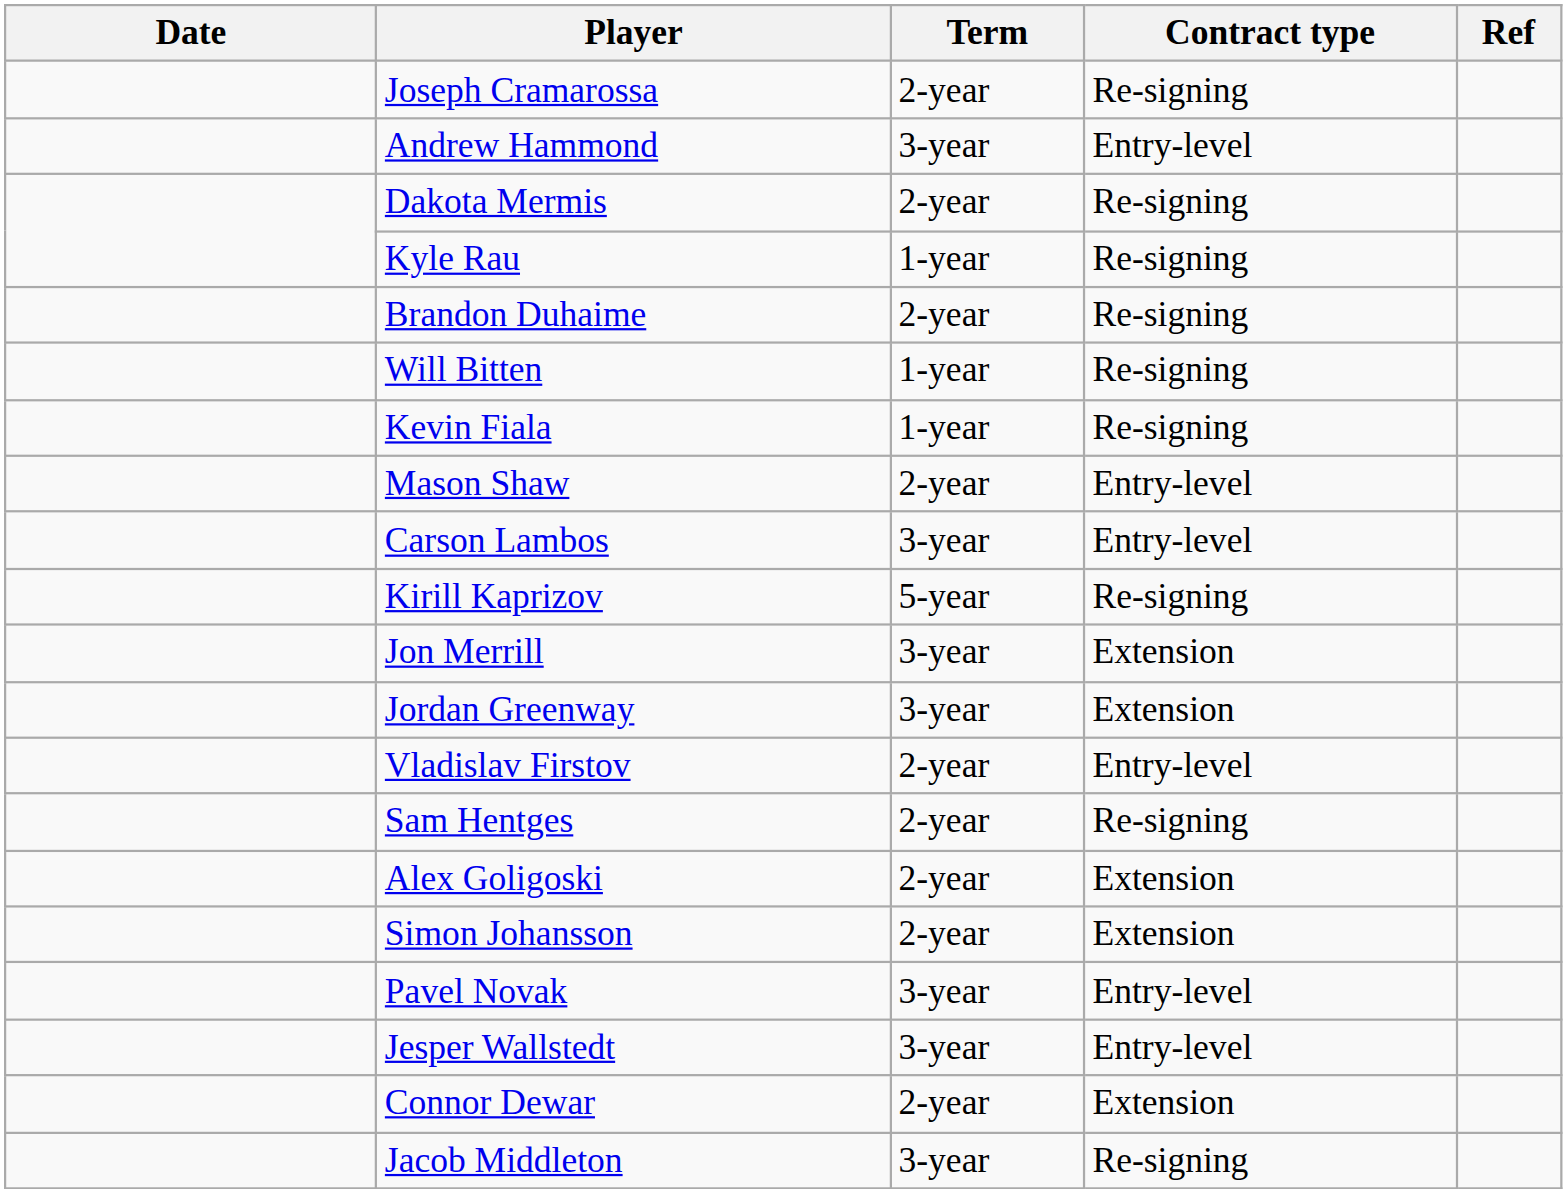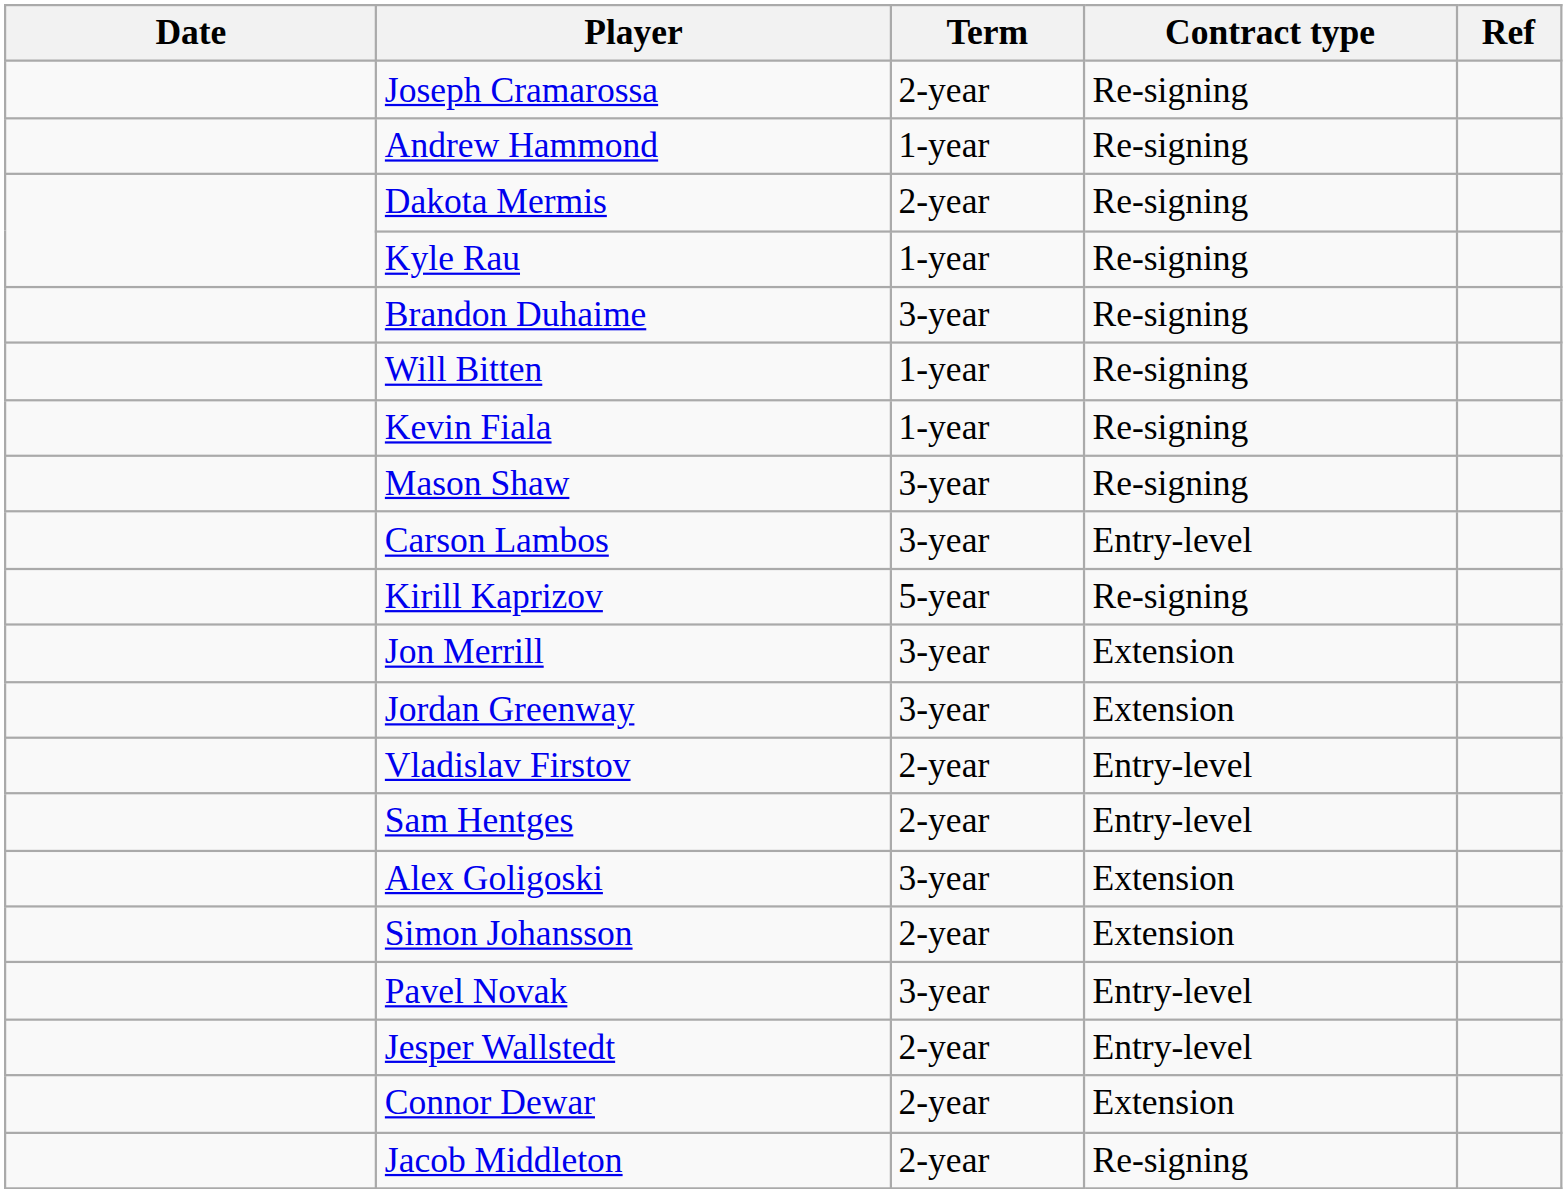(944, 145) 3-year -> (944, 145) 1-year
(1172, 145) Entry-level -> (1170, 145) Re-signing
(944, 314) 2-year -> (944, 314) 3-year
(944, 483) 2-year -> (944, 483) 3-year
(1172, 483) Entry-level -> (1170, 483) Re-signing
(1170, 821) Re-signing -> (1172, 821) Entry-level
(944, 877) 2-year -> (944, 877) 3-year
(944, 1046) 3-year -> (944, 1046) 2-year
(944, 1159) 3-year -> (944, 1159) 2-year
